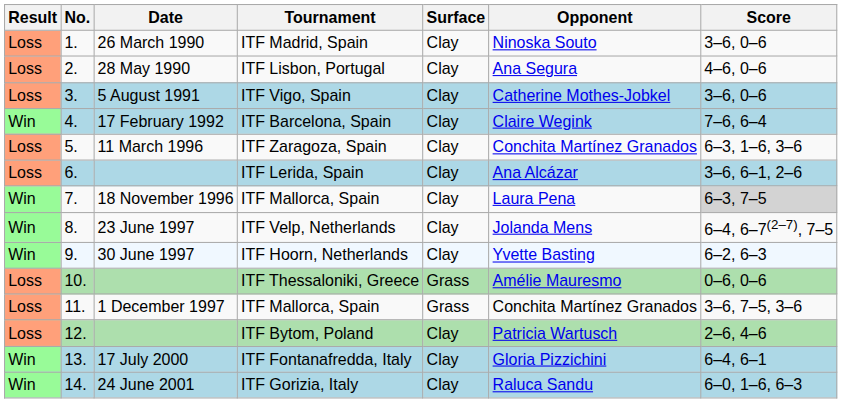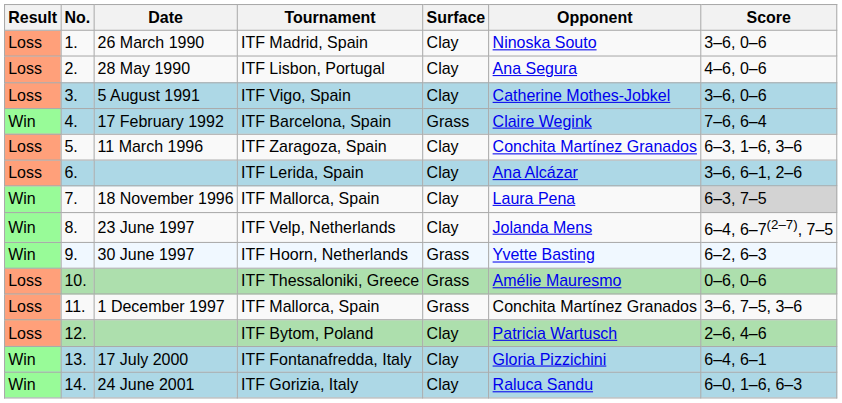(443, 120) Clay -> (448, 120) Grass
(443, 254) Clay -> (448, 254) Grass
